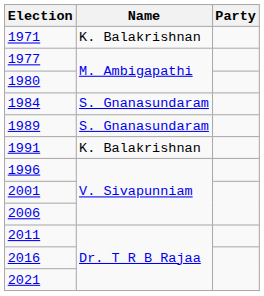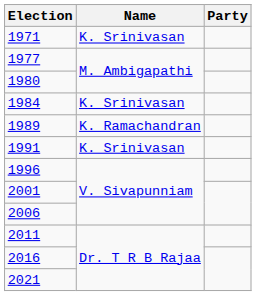(140, 38) K. Balakrishnan -> (132, 38) K. Srinivasan
(144, 104) S. Gnanasundaram -> (132, 104) K. Srinivasan
(144, 126) S. Gnanasundaram -> (140, 126) K. Ramachandran
(140, 148) K. Balakrishnan -> (132, 148) K. Srinivasan
